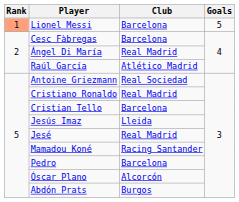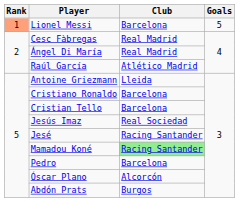(144, 39) Barcelona -> (149, 39) Real Madrid
(154, 80) Real Sociedad -> (136, 80) Lleida
(149, 94) Real Madrid -> (144, 94) Barcelona
(136, 121) Lleida -> (154, 121) Real Sociedad
(149, 135) Real Madrid -> (162, 135) Racing Santander
(162, 149) no background -> (162, 149) lightgreen background
